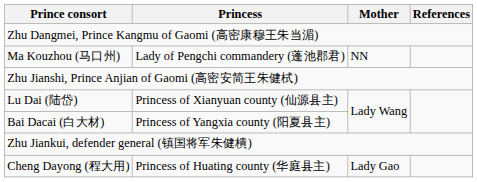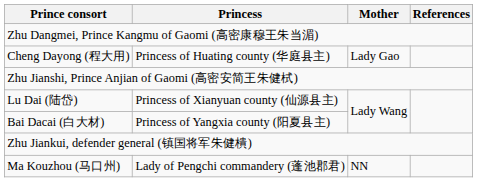rows swapped: (68, 165) <-> (64, 56)
